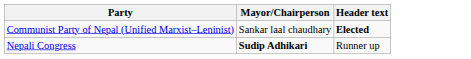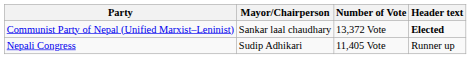+ column: (371, 12)
(273, 45) bold -> (270, 45) normal
